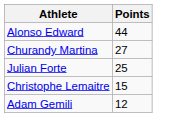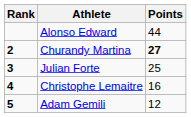+ column: (21, 14)
(121, 50) normal -> (154, 50) bold
(121, 86) 15 -> (154, 86) 16
